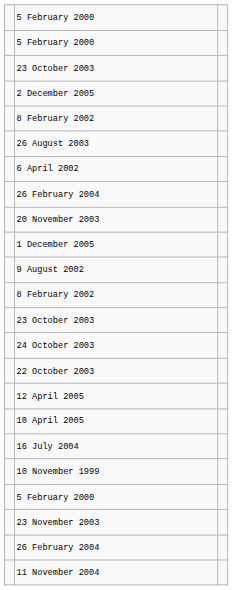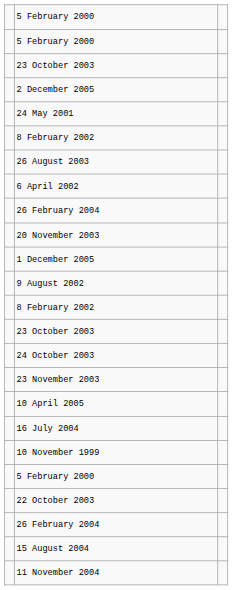+ row: (9, 114)
rows swapped: (9, 522) <-> (9, 371)
- row: (9, 396)
+ row: (9, 549)
